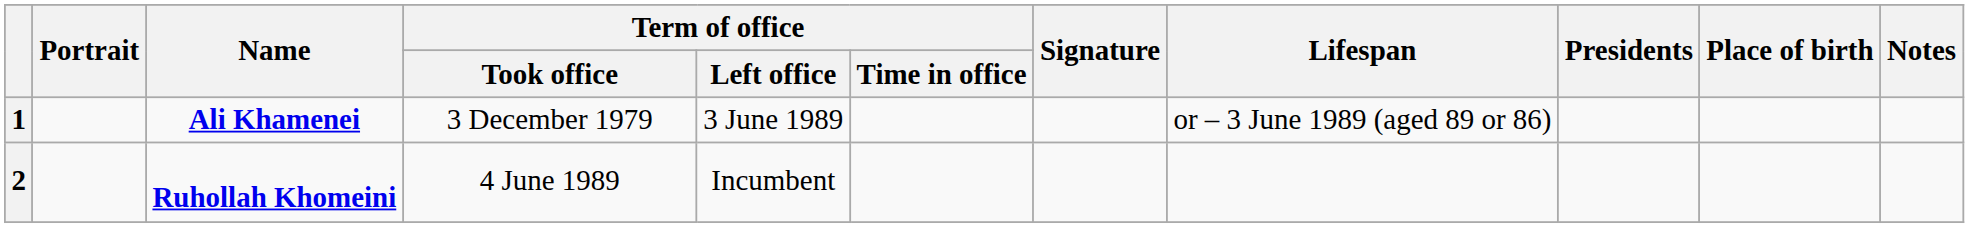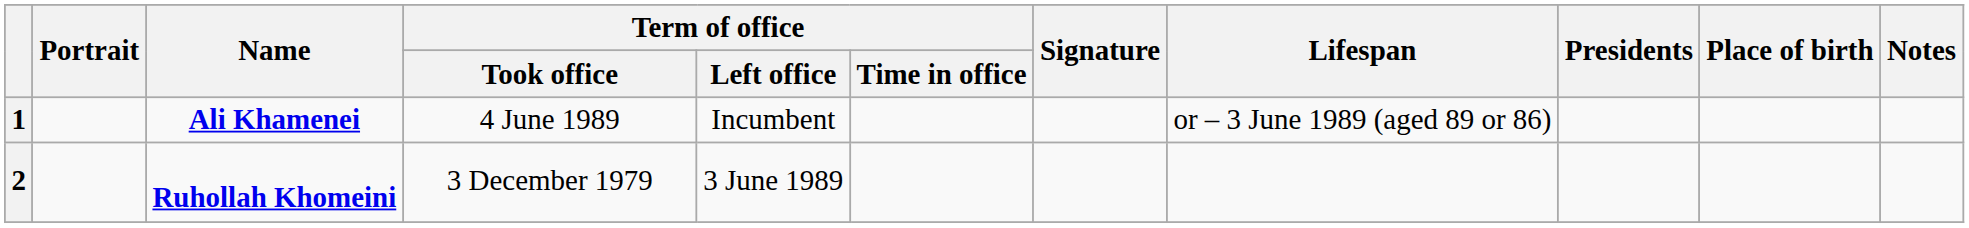(550, 119) 3 December 1979 -> (550, 119) 4 June 1989
(773, 119) 3 June 1989 -> (773, 119) Incumbent
(550, 181) 4 June 1989 -> (550, 181) 3 December 1979
(773, 181) Incumbent -> (773, 181) 3 June 1989
